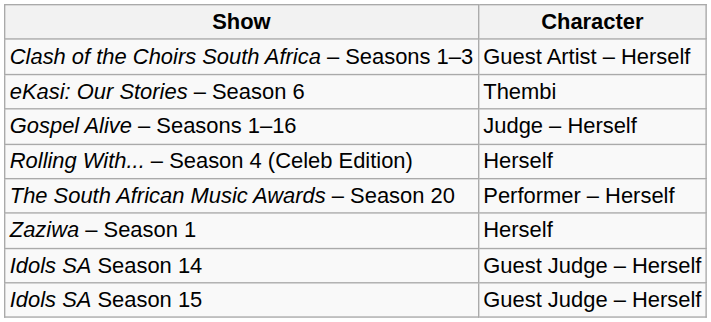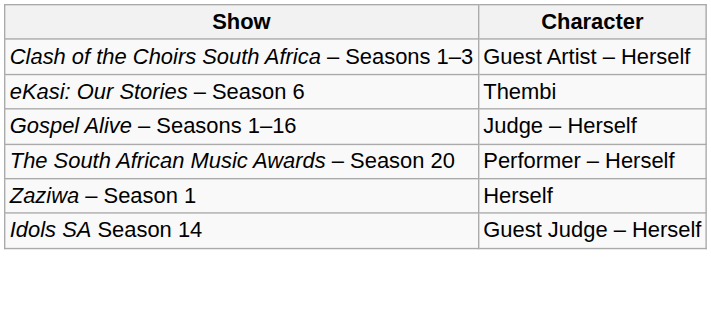- row: (211, 160)
- row: (106, 299)
